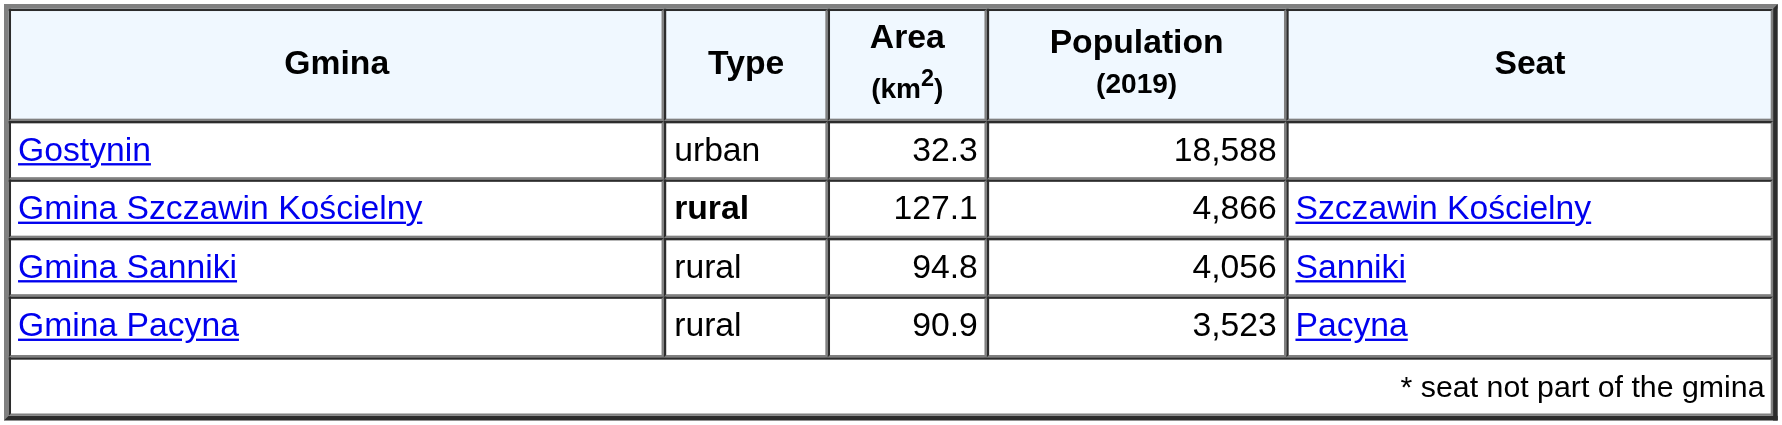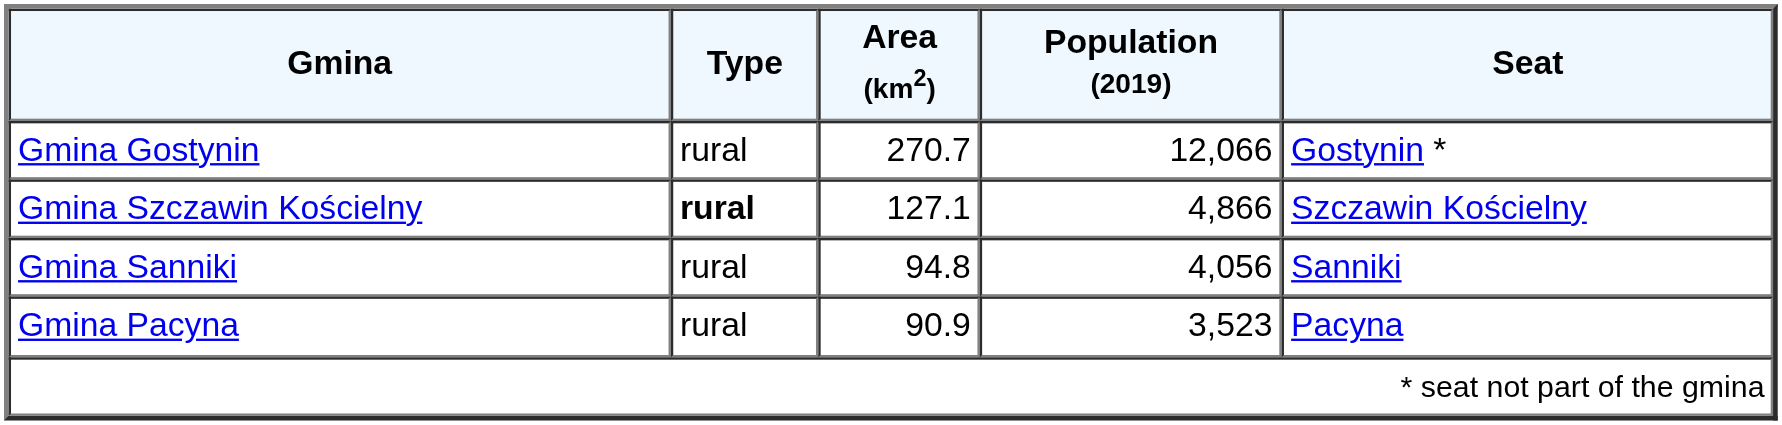- row: (84, 148)
+ row: (139, 148)
